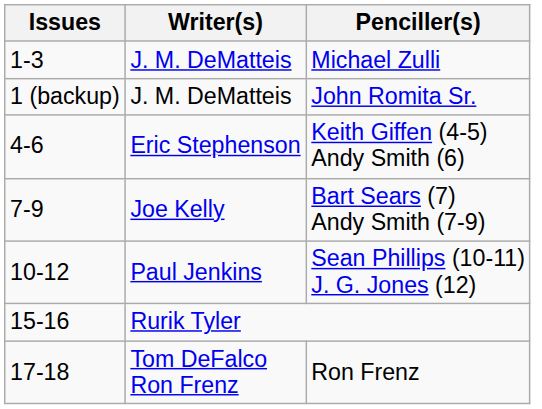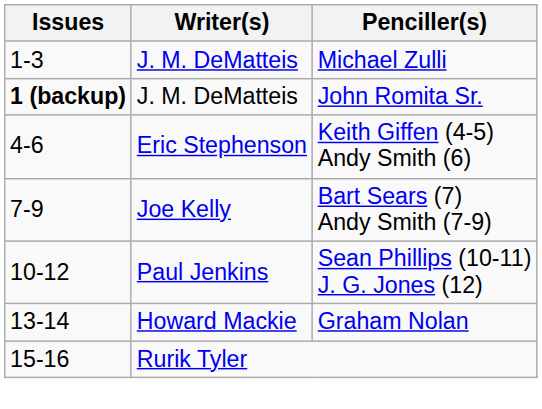(65, 96) normal -> (68, 96) bold
+ row: (393, 321)
- row: (365, 371)
